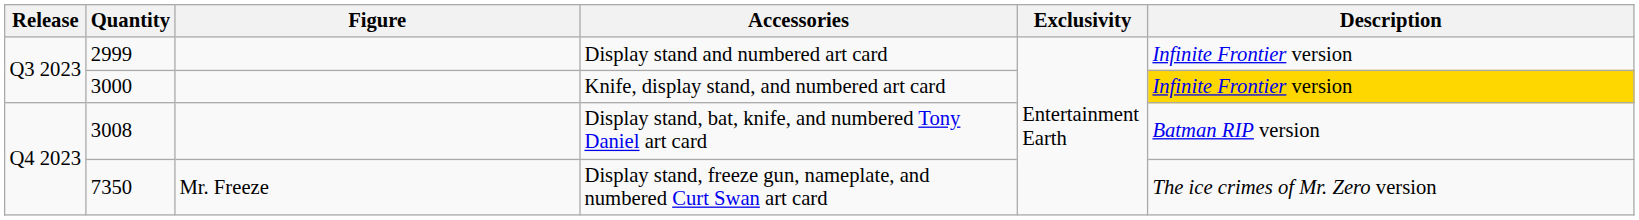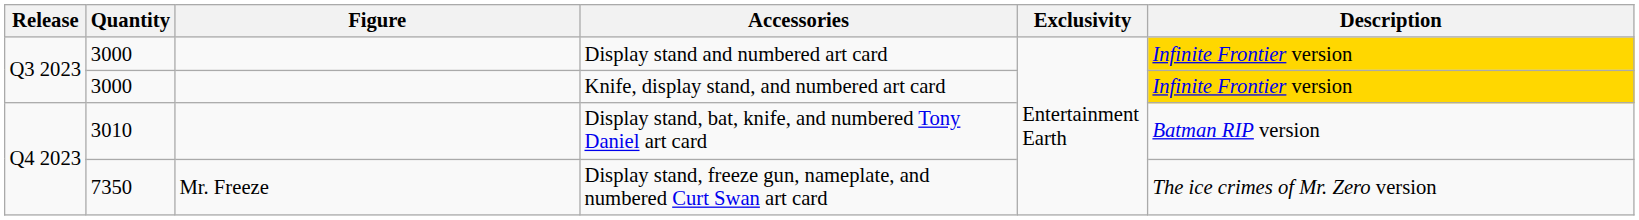(111, 53) 2999 -> (111, 53) 3000
(1252, 53) no background -> (1252, 53) gold background
(111, 130) 3008 -> (111, 130) 3010
